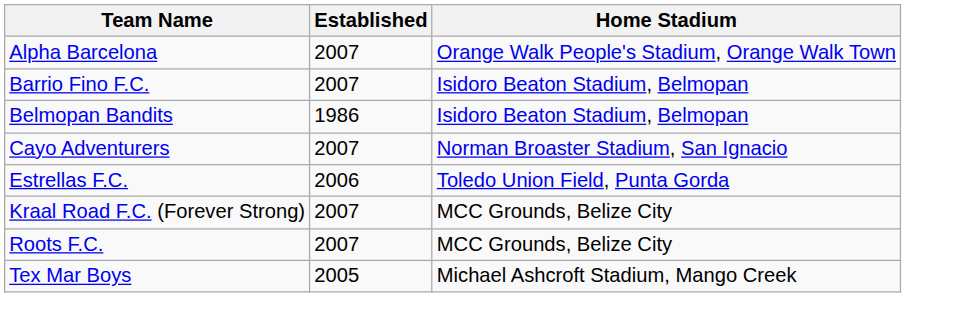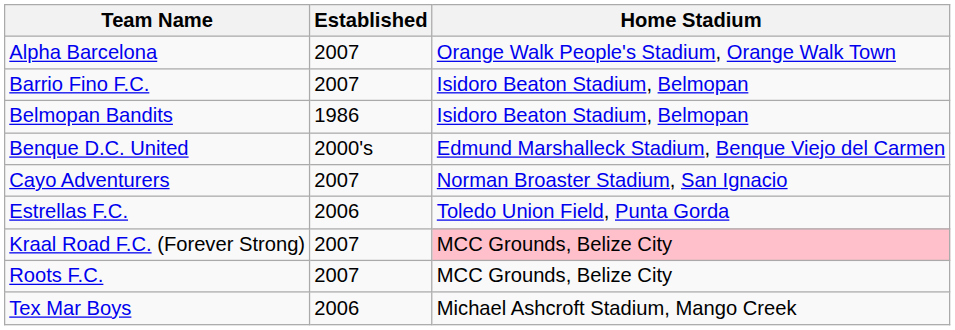+ row: (99, 148)
(554, 212) no background -> (554, 244) pink background
(337, 276) 2005 -> (337, 308) 2006
